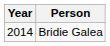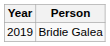(20, 32) 2014 -> (20, 32) 2019
